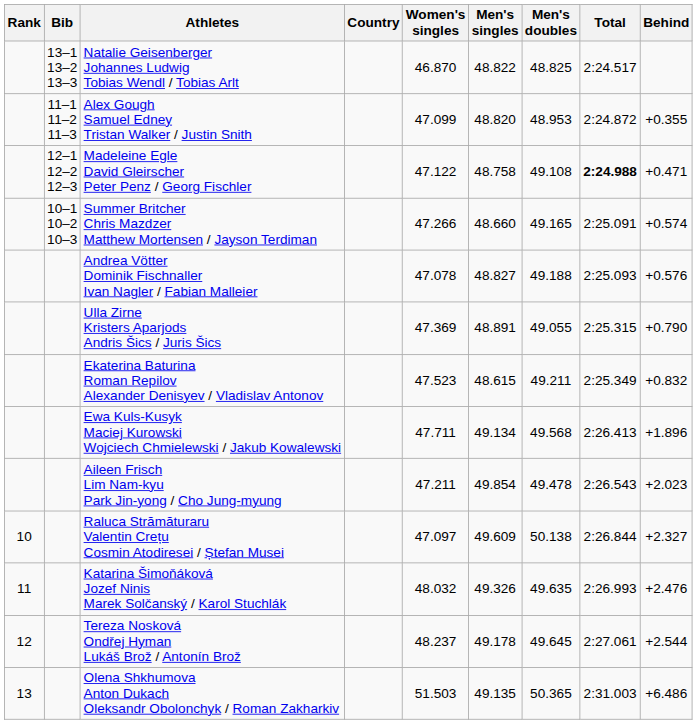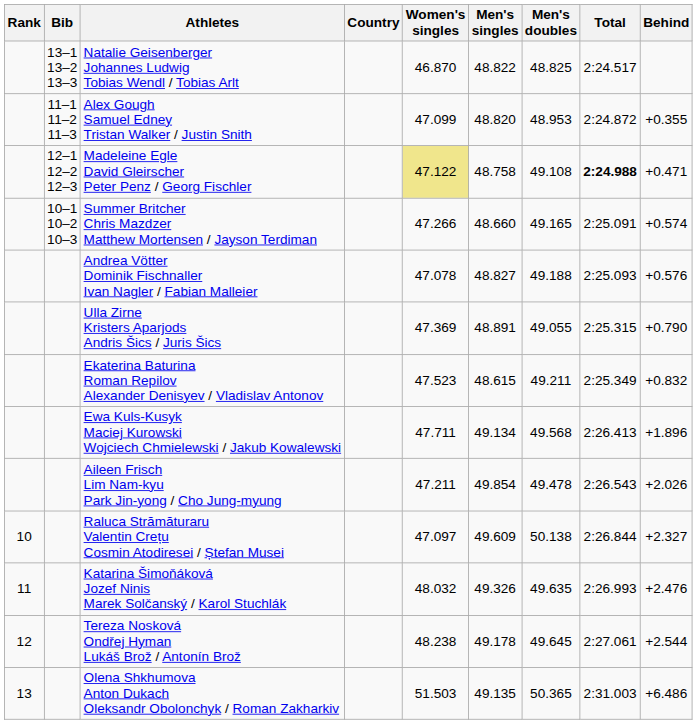(436, 171) no background -> (436, 171) khaki background
(666, 484) +2.023 -> (666, 484) +2.026
(436, 641) 48.237 -> (436, 641) 48.238
